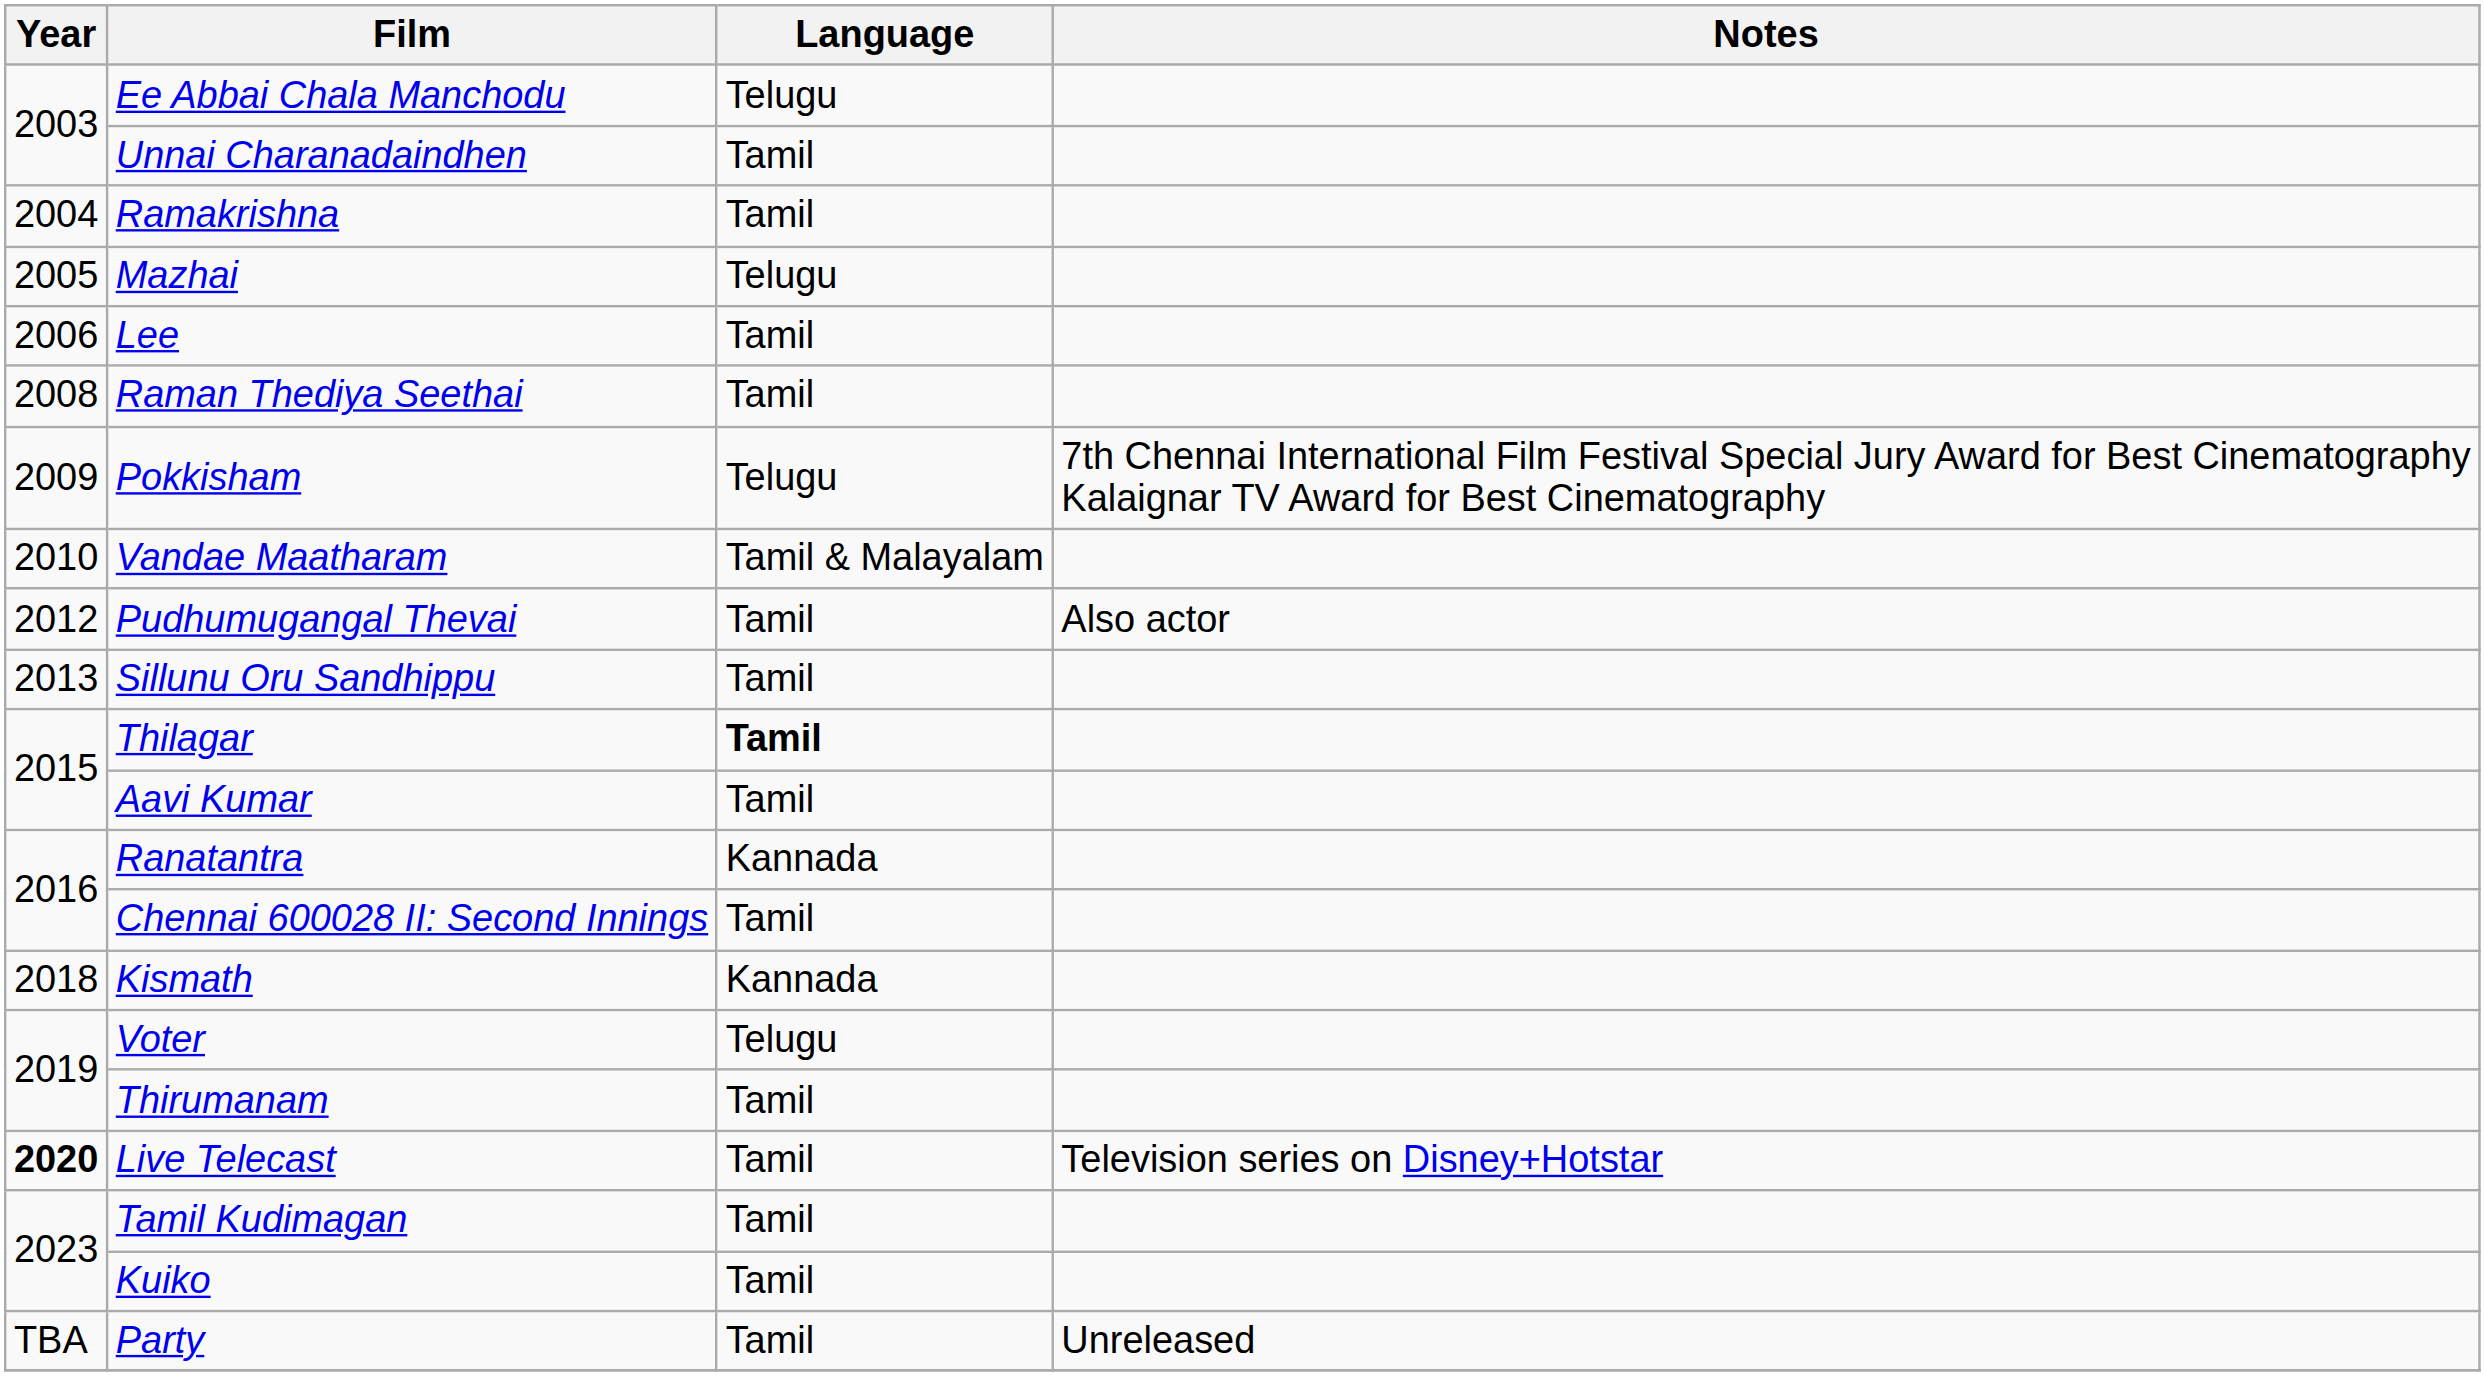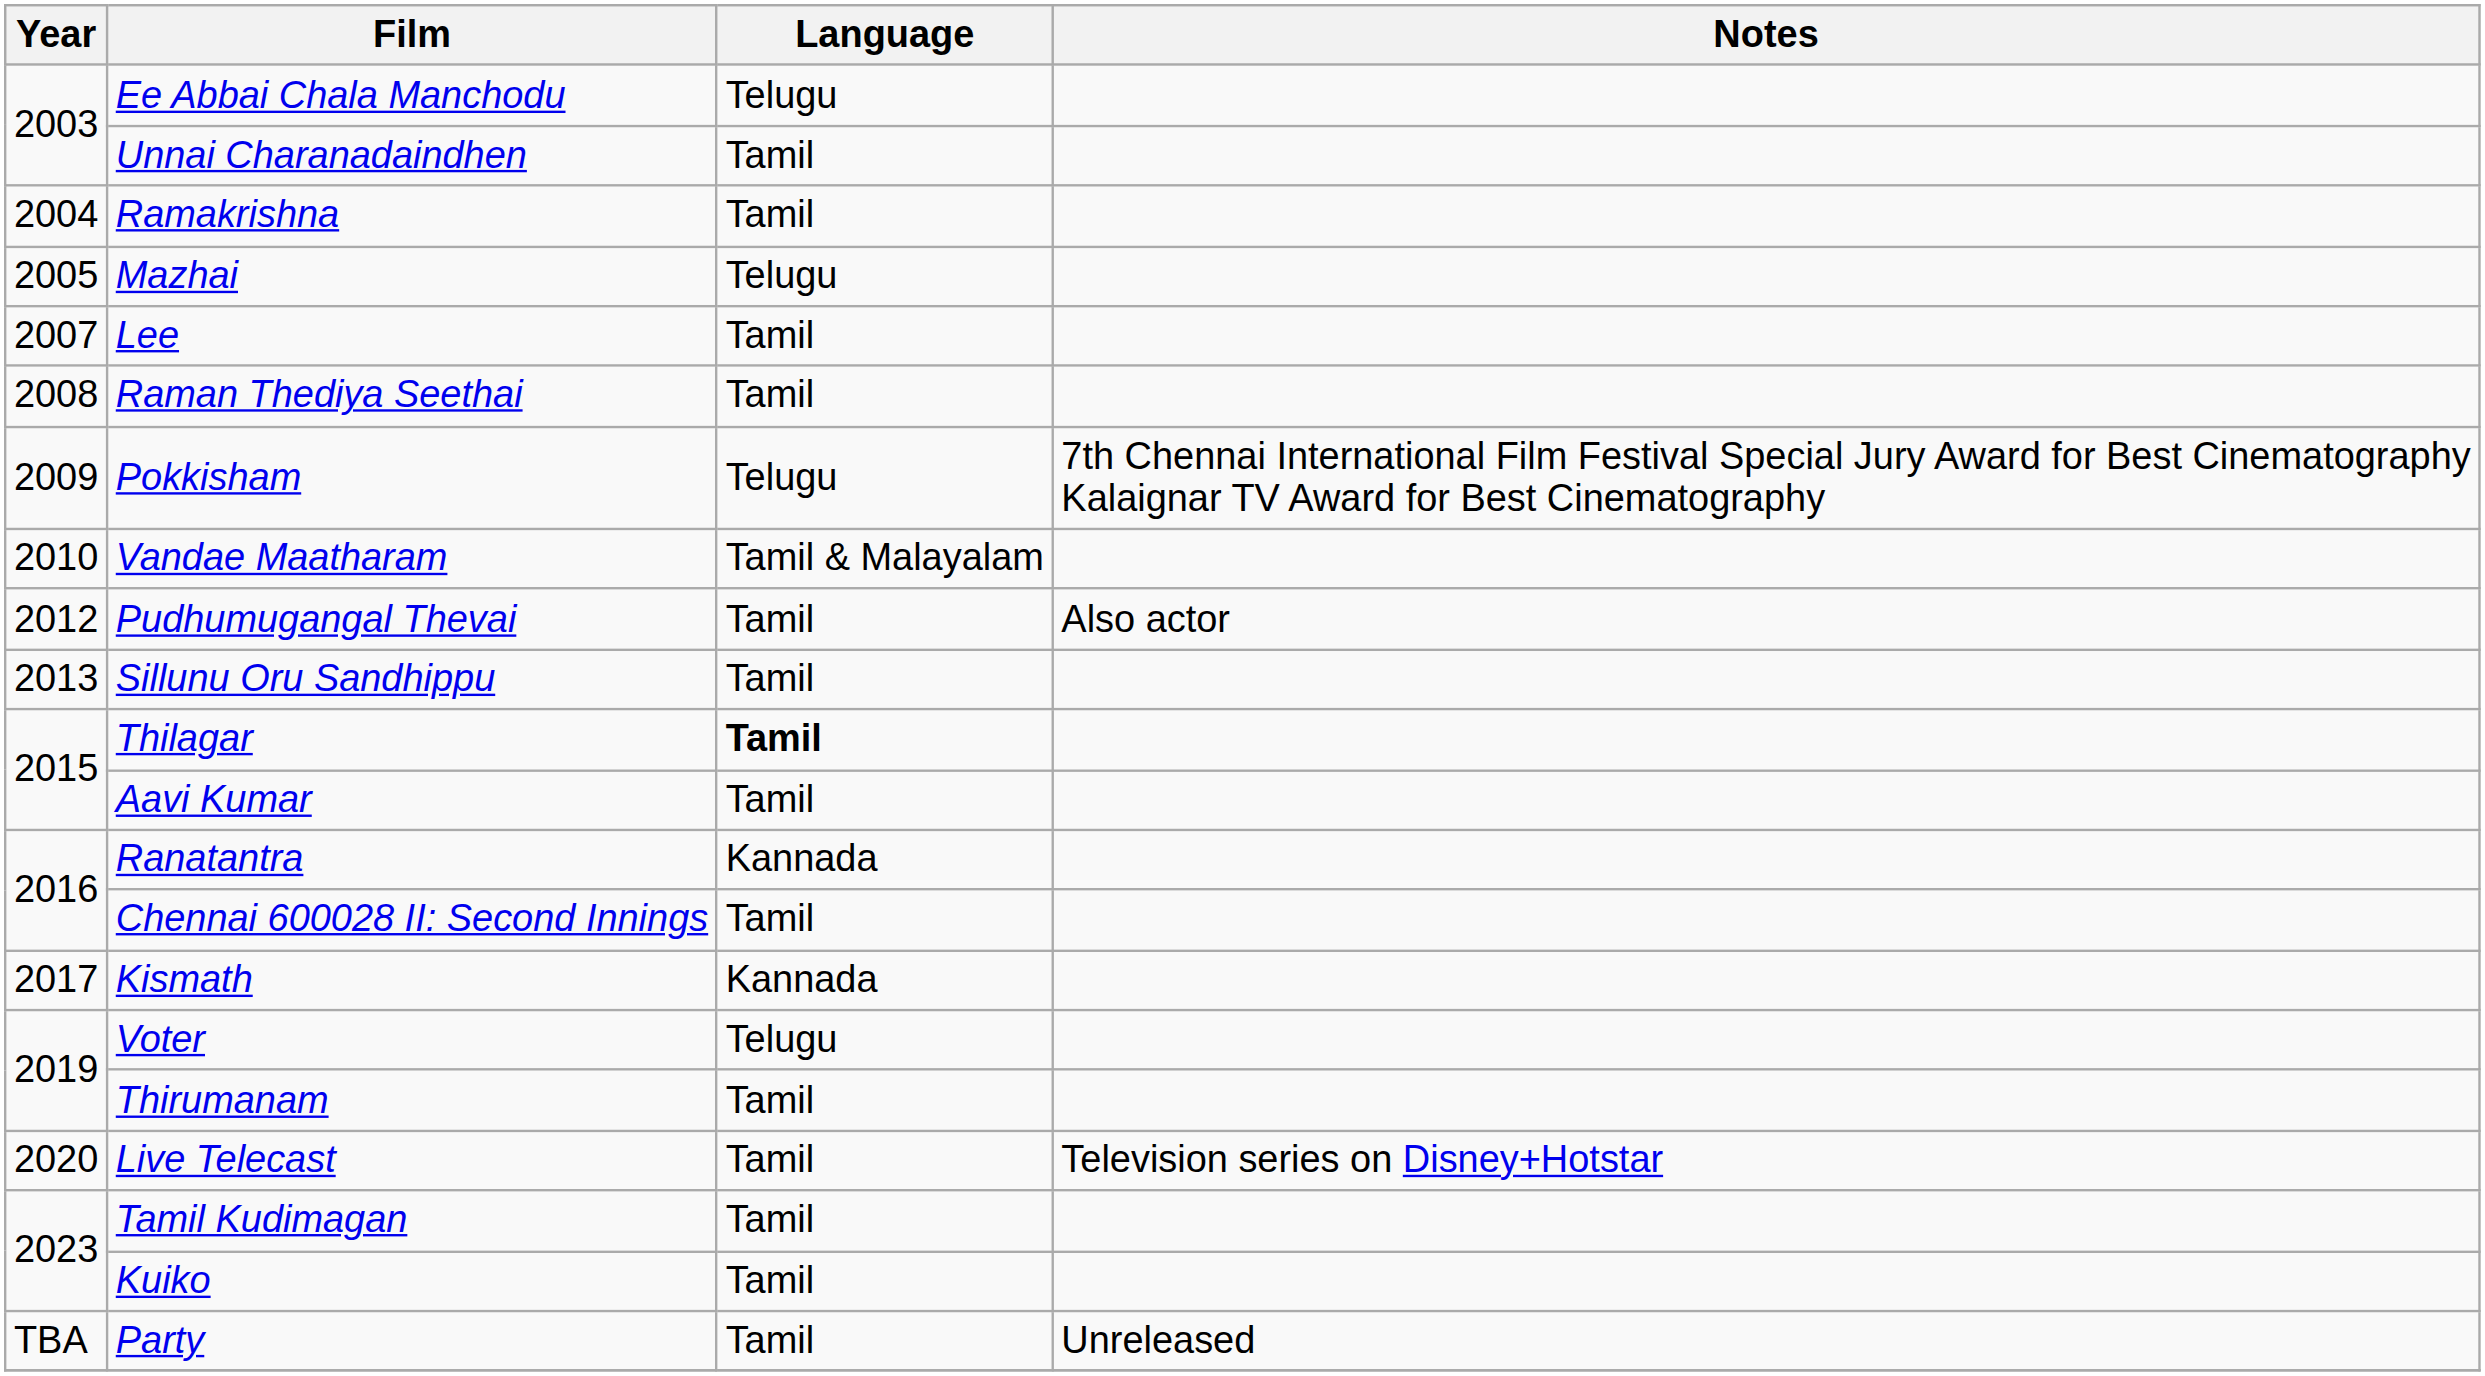(56, 335) 2006 -> (56, 335) 2007
(56, 979) 2018 -> (56, 979) 2017
(56, 1159) bold -> (56, 1159) normal
